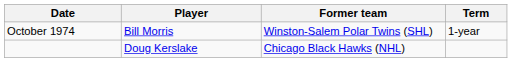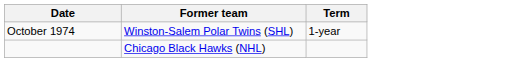- column: (191, 13)
